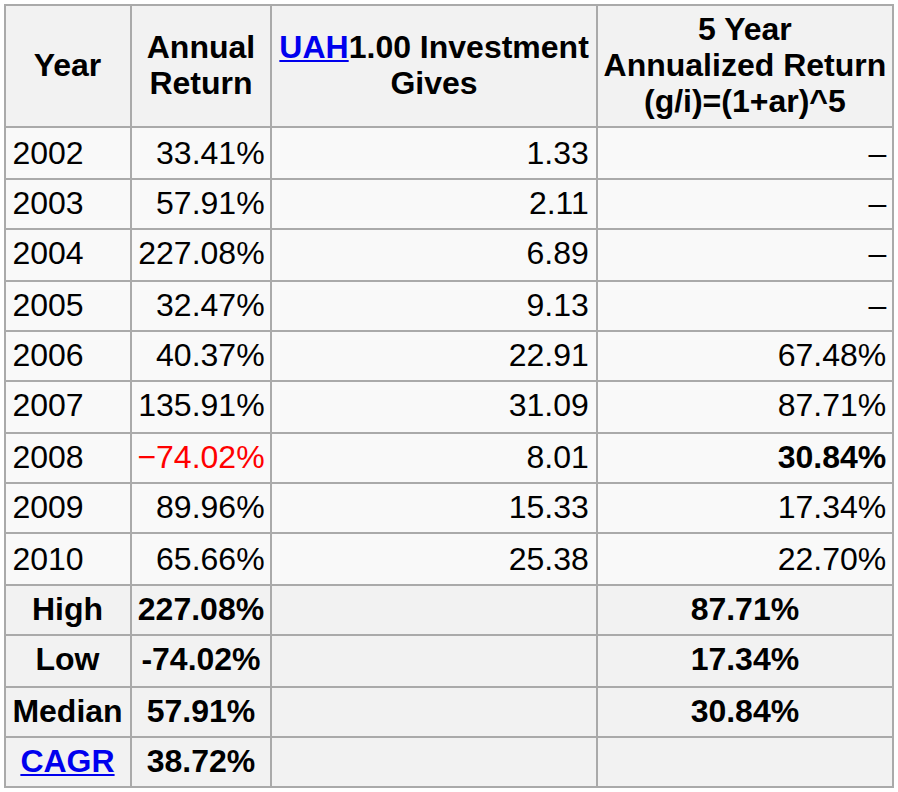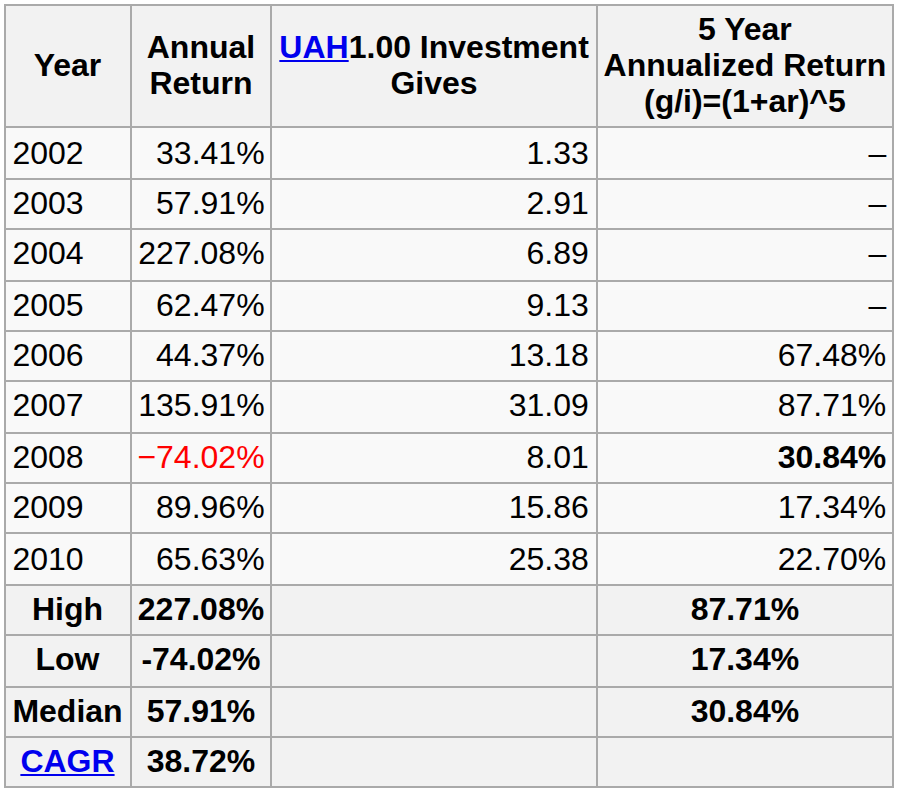(559, 203) 2.11 -> (558, 203) 2.91
(210, 304) 32.47% -> (210, 304) 62.47%
(210, 355) 40.37% -> (210, 355) 44.37%
(549, 355) 22.91 -> (549, 355) 13.18
(549, 507) 15.33 -> (549, 507) 15.86
(210, 558) 65.66% -> (210, 558) 65.63%
